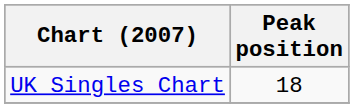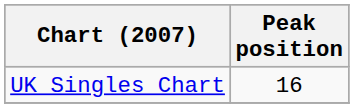(289, 85) 18 -> (289, 85) 16
